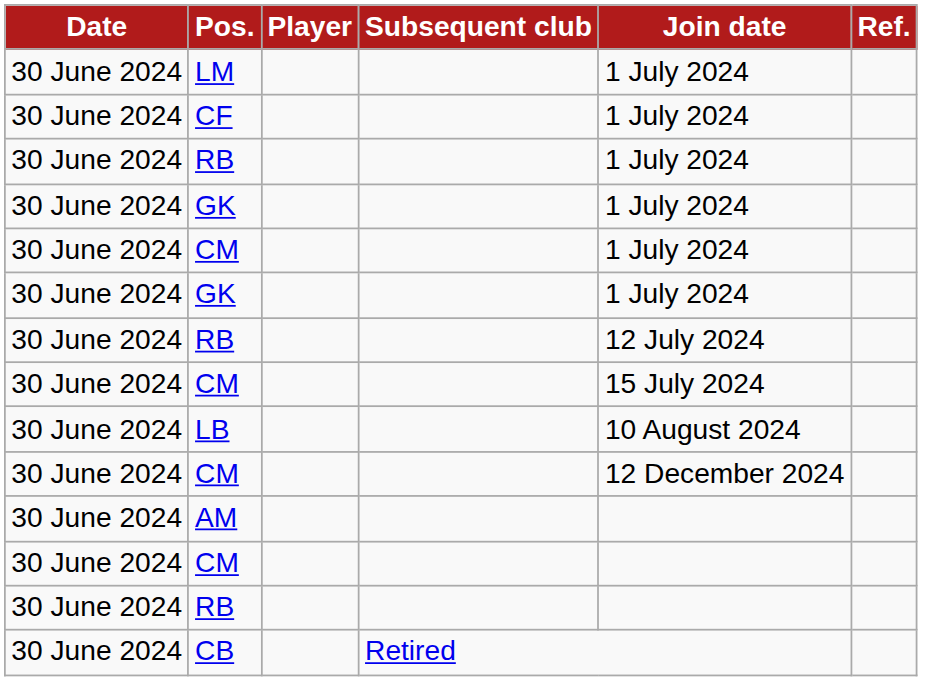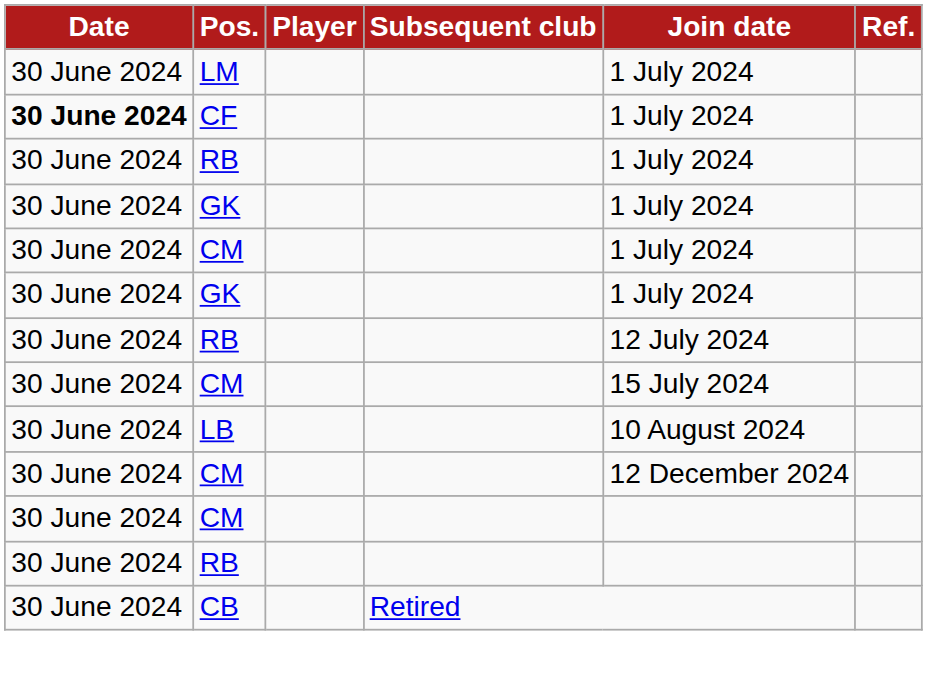(97, 116) normal -> (99, 116) bold
- row: (216, 518)
